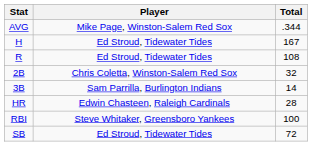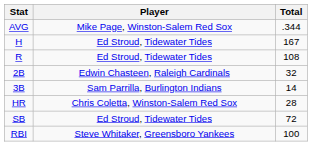(154, 73) Chris Coletta, Winston-Salem Red Sox -> (154, 73) Edwin Chasteen, Raleigh Cardinals
(154, 103) Edwin Chasteen, Raleigh Cardinals -> (154, 103) Chris Coletta, Winston-Salem Red Sox
rows swapped: (19, 118) <-> (19, 133)
